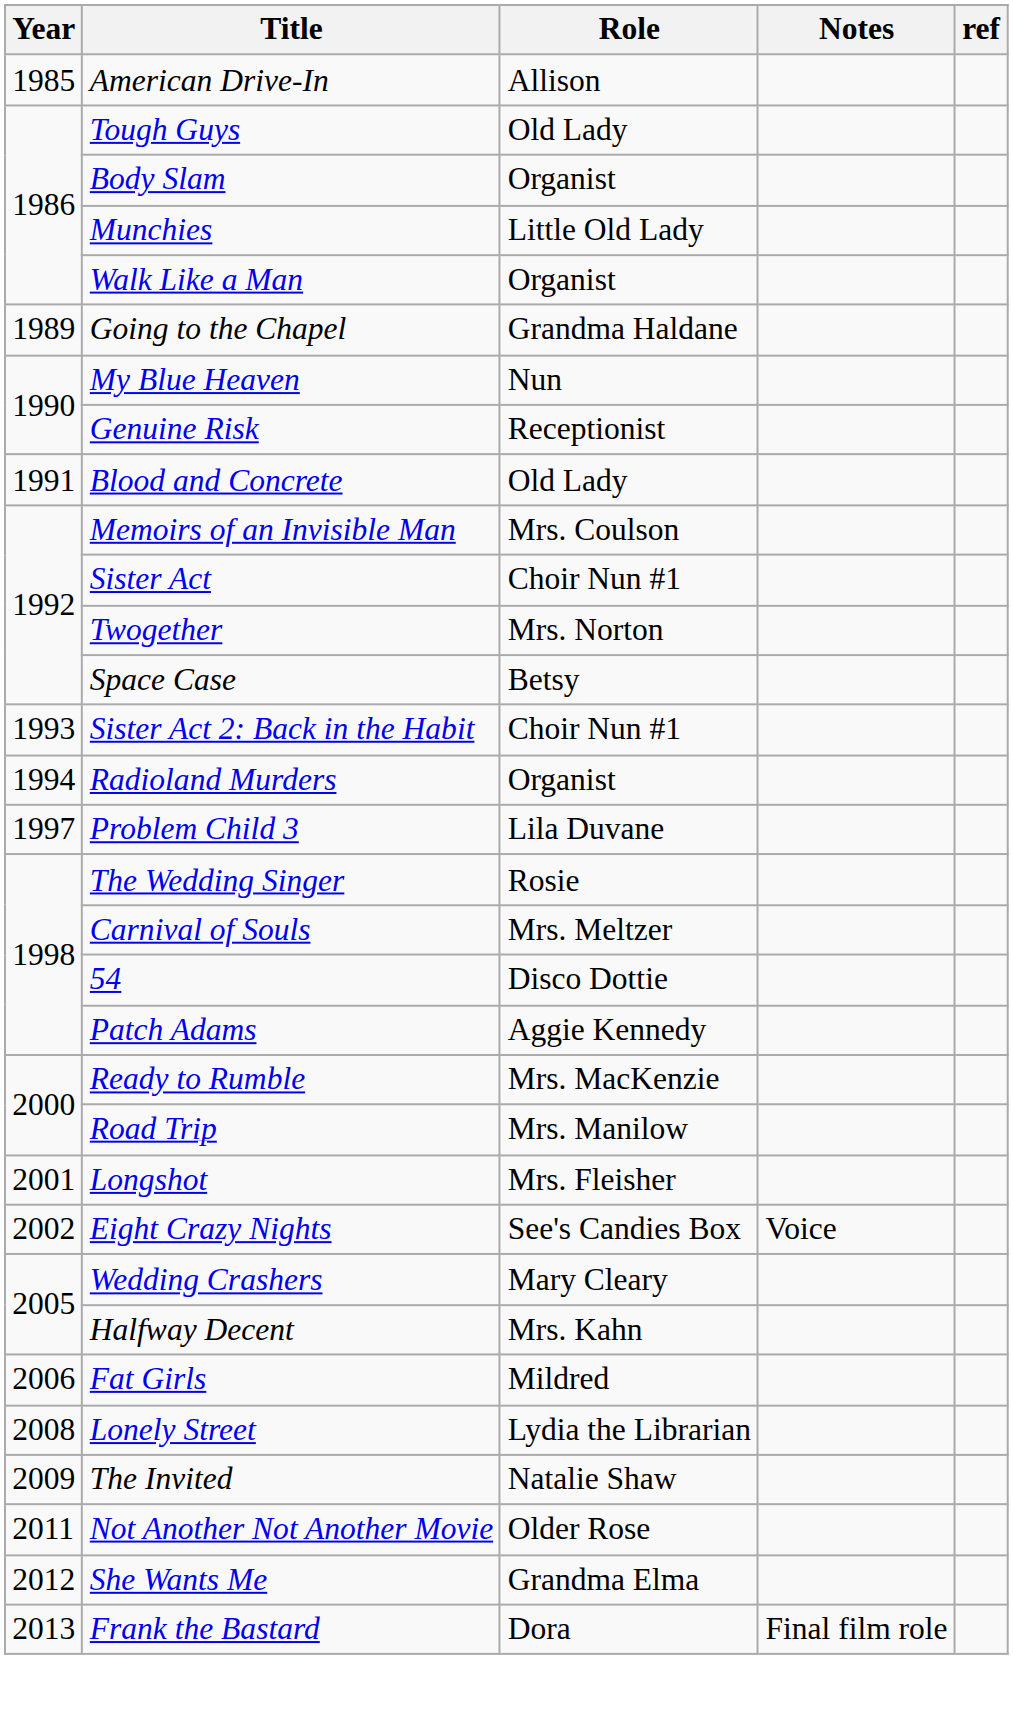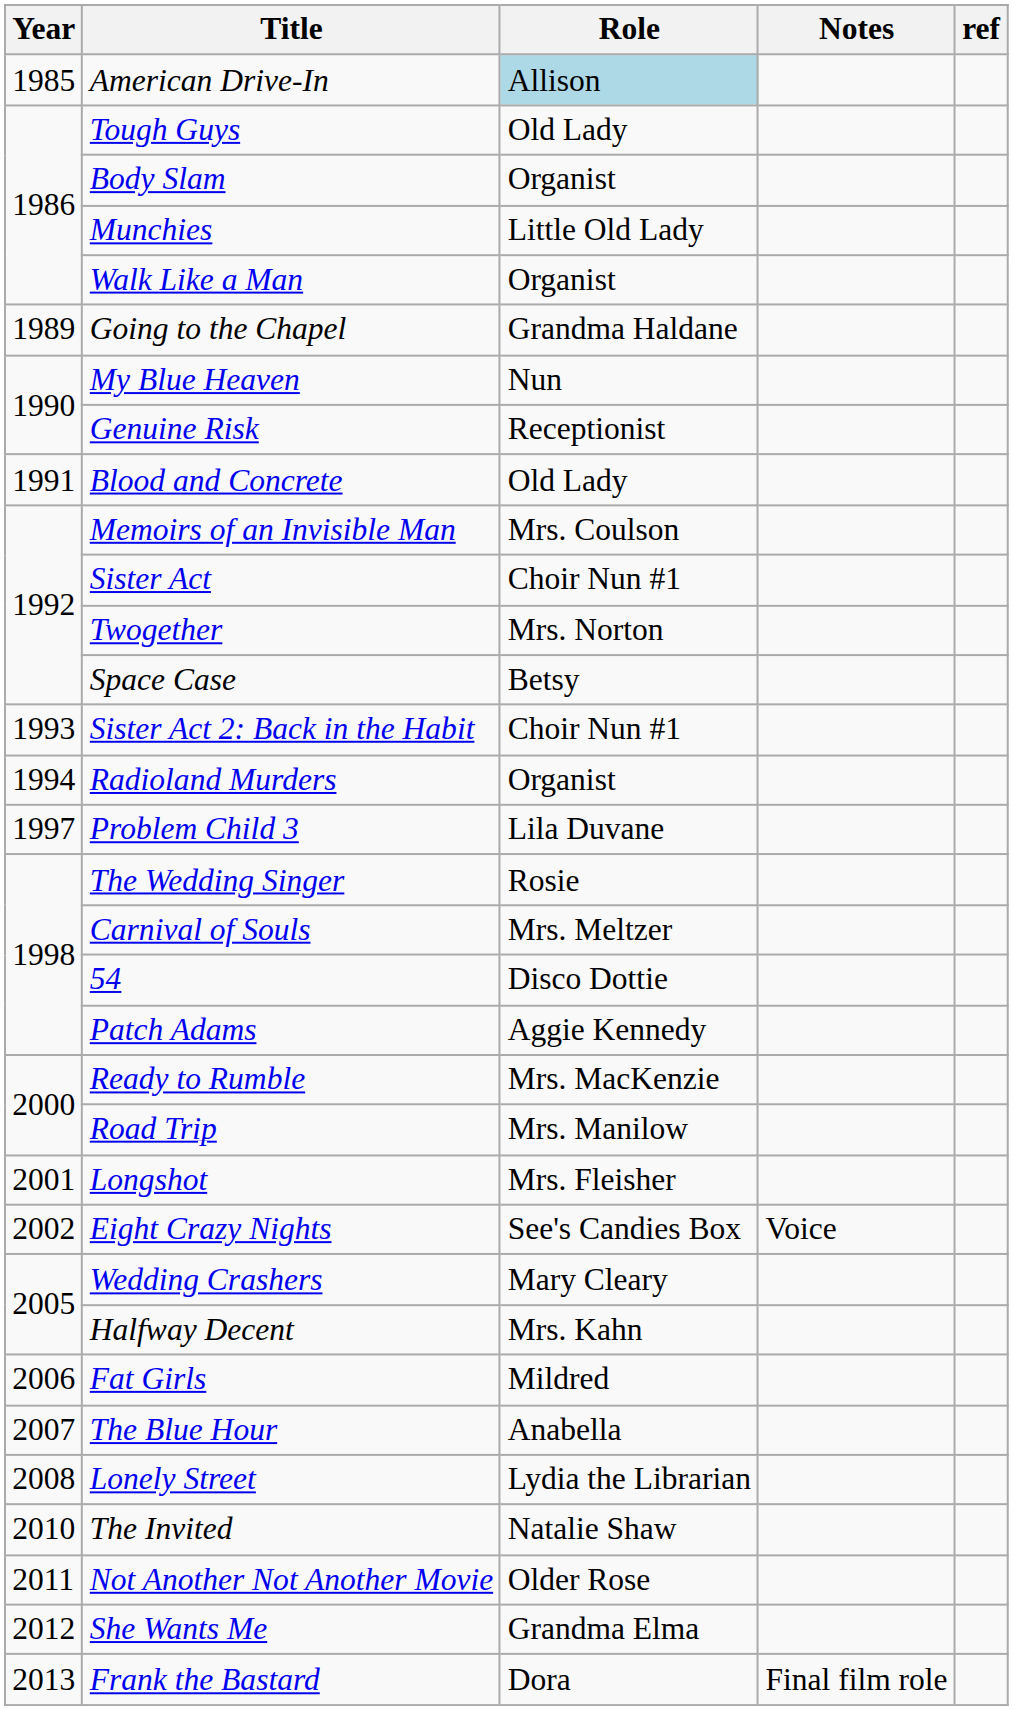(554, 79) no background -> (554, 79) lightblue background
+ row: (184, 1429)
(44, 1479) 2009 -> (44, 1529) 2010
